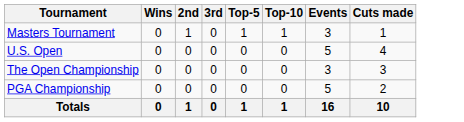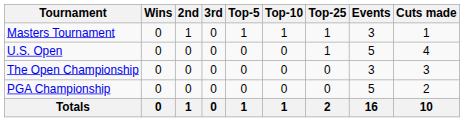+ column: (327, 13)
